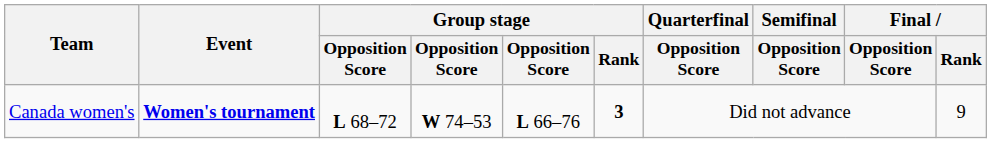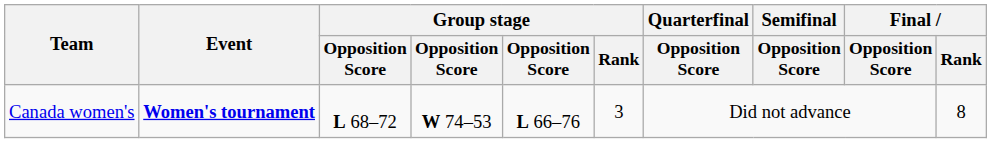(619, 111) bold -> (619, 111) normal
(961, 111) 9 -> (961, 111) 8
